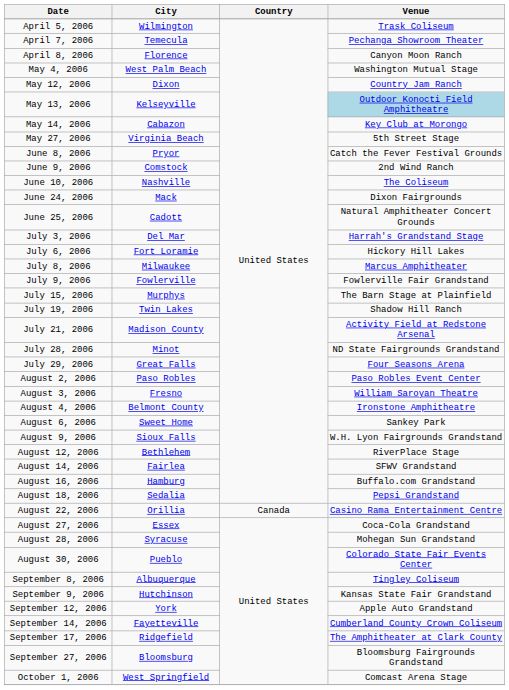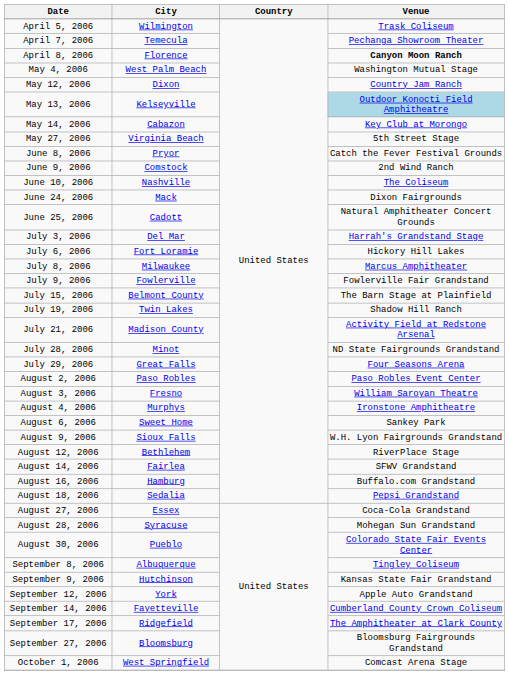(416, 56) normal -> (416, 56) bold
(166, 296) Murphys -> (166, 296) Belmont County
(166, 408) Belmont County -> (166, 408) Murphys
- row: (58, 511)
